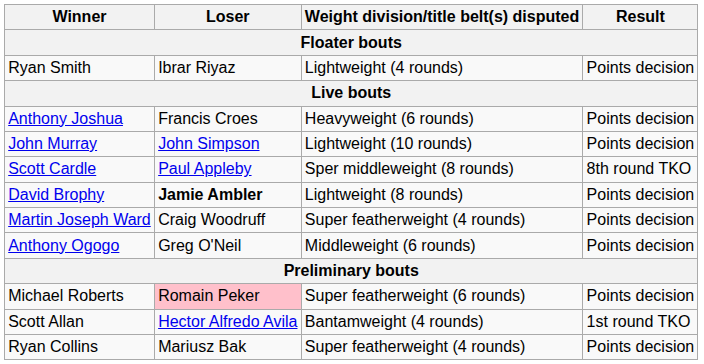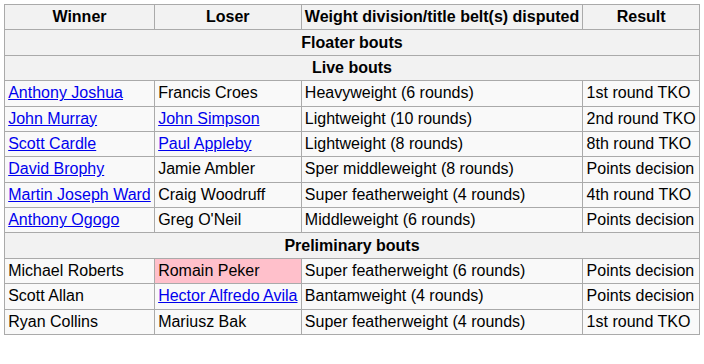- row: (50, 67)
(640, 118) Points decision -> (638, 93) 1st round TKO
(640, 144) Points decision -> (641, 118) 2nd round TKO
(409, 169) Sper middleweight (8 rounds) -> (384, 144) Lightweight (8 rounds)
(210, 194) bold -> (207, 169) normal
(384, 194) Lightweight (8 rounds) -> (409, 169) Sper middleweight (8 rounds)
(640, 220) Points decision -> (639, 194) 4th round TKO
(638, 321) 1st round TKO -> (640, 296) Points decision
(640, 347) Points decision -> (638, 321) 1st round TKO
